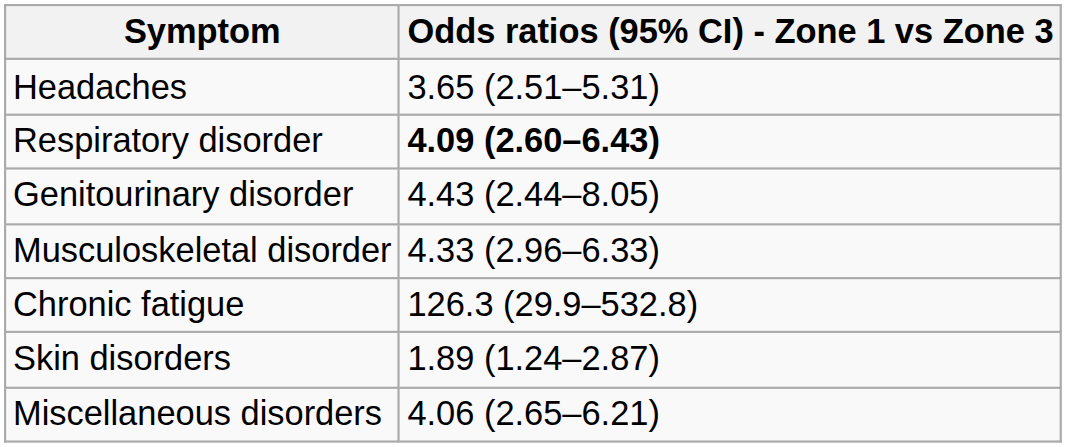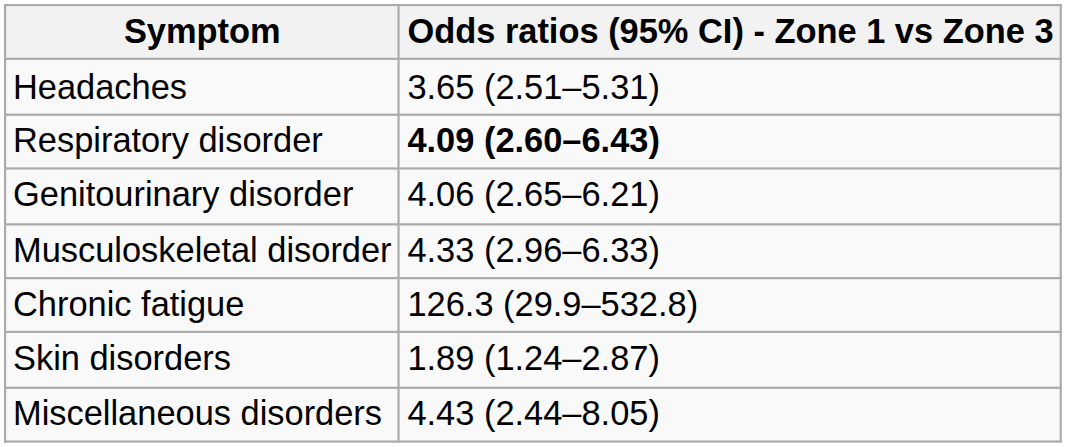(534, 195) 4.43 (2.44–8.05) -> (534, 195) 4.06 (2.65–6.21)
(534, 413) 4.06 (2.65–6.21) -> (534, 413) 4.43 (2.44–8.05)
